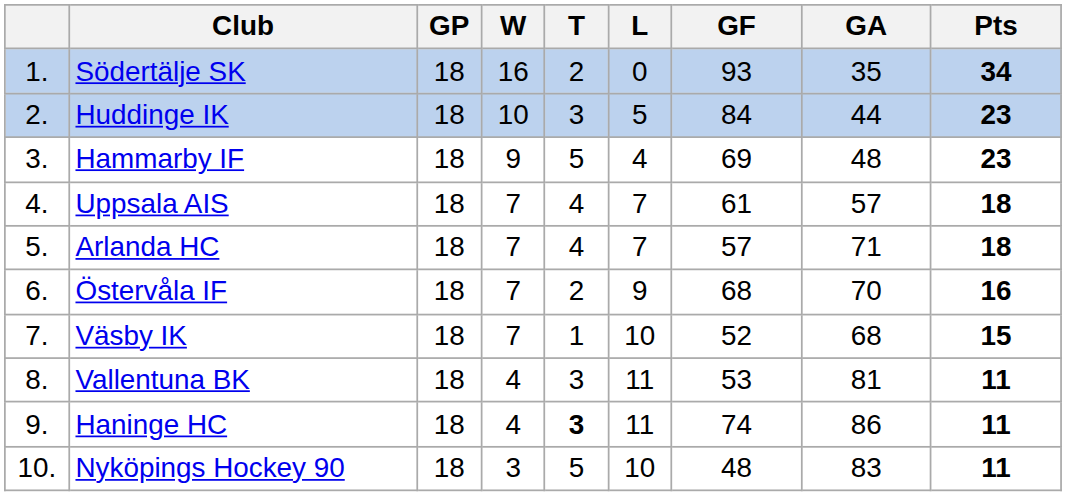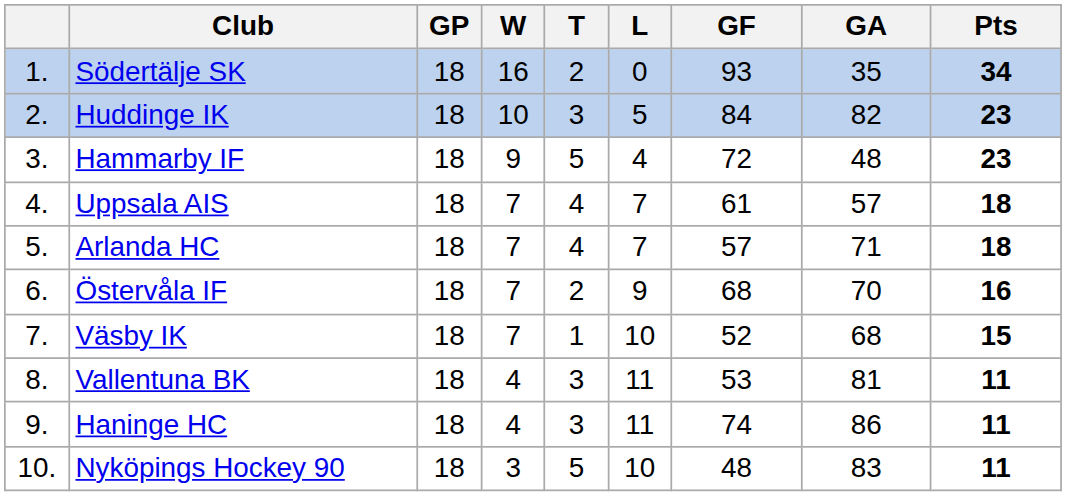(866, 114) 44 -> (866, 114) 82
(736, 159) 69 -> (736, 159) 72
(576, 423) bold -> (576, 423) normal
